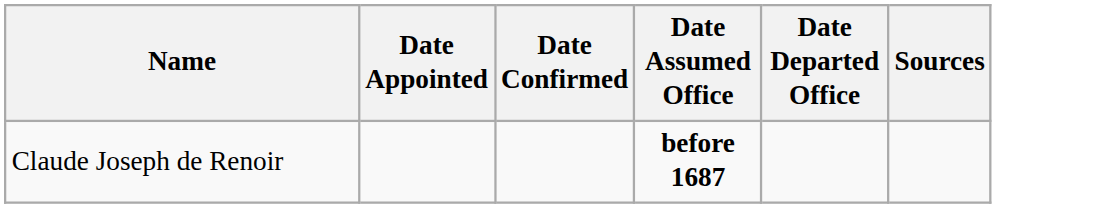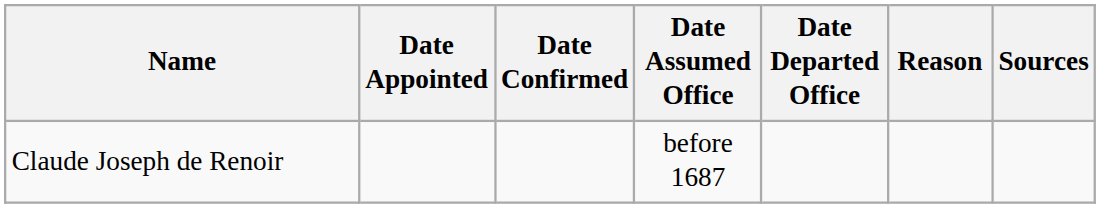+ column: (940, 62)
(698, 160) bold -> (698, 160) normal
